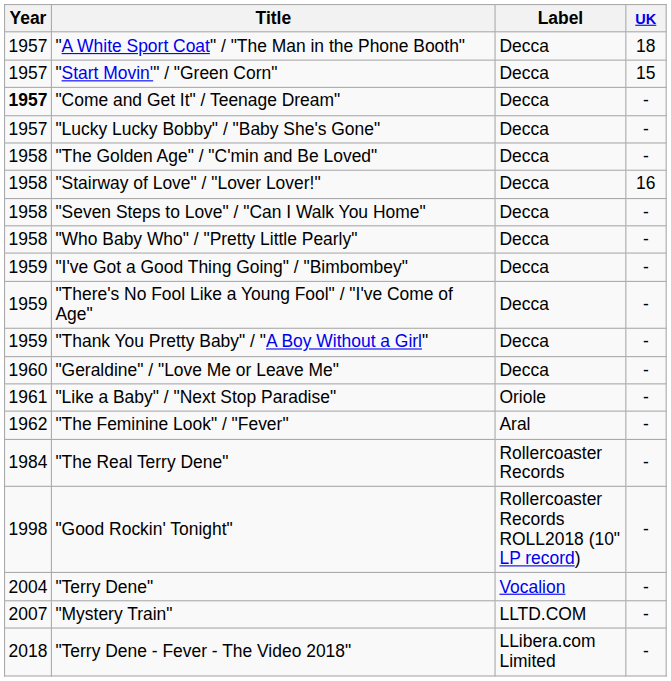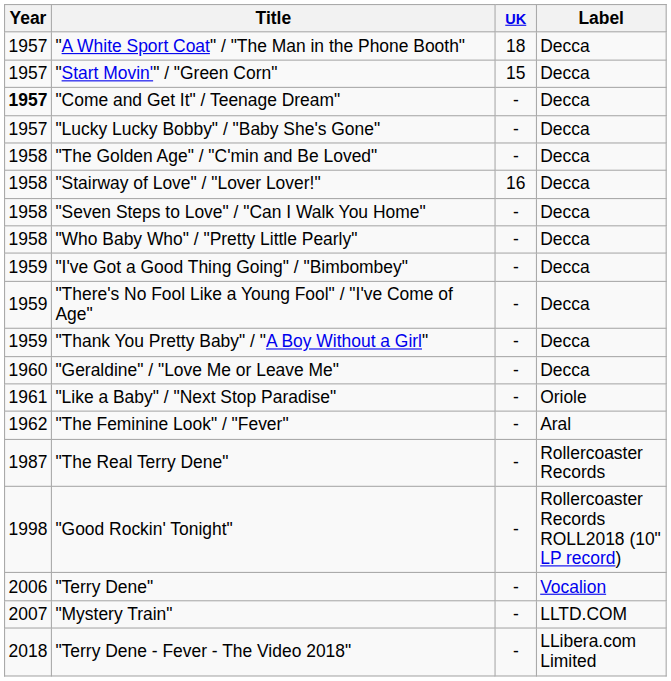columns swapped: (646, 19) <-> (560, 18)
(28, 462) 1984 -> (28, 462) 1987
(28, 586) 2004 -> (28, 586) 2006
